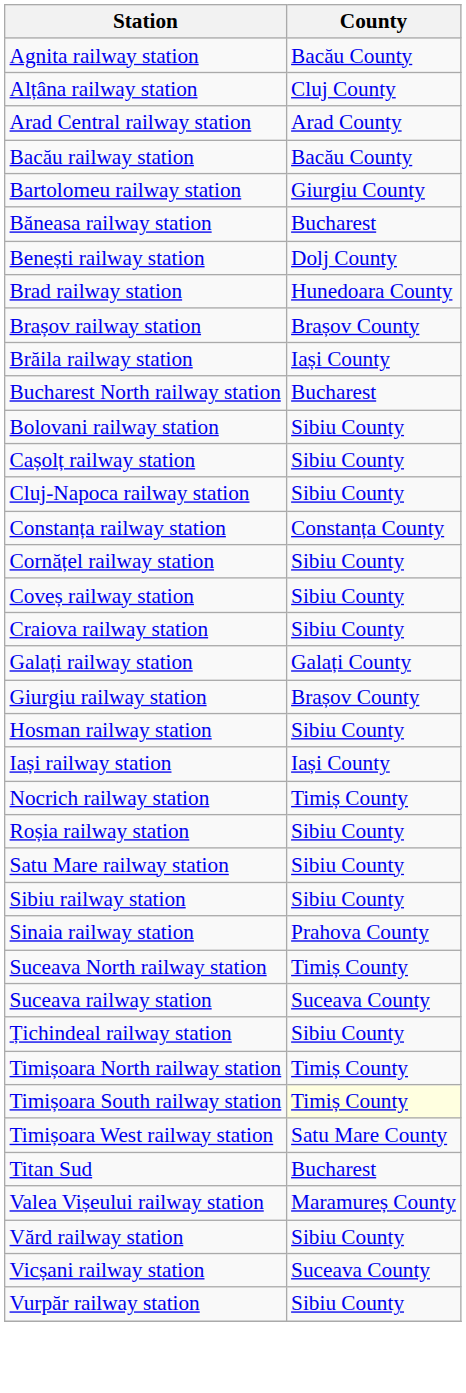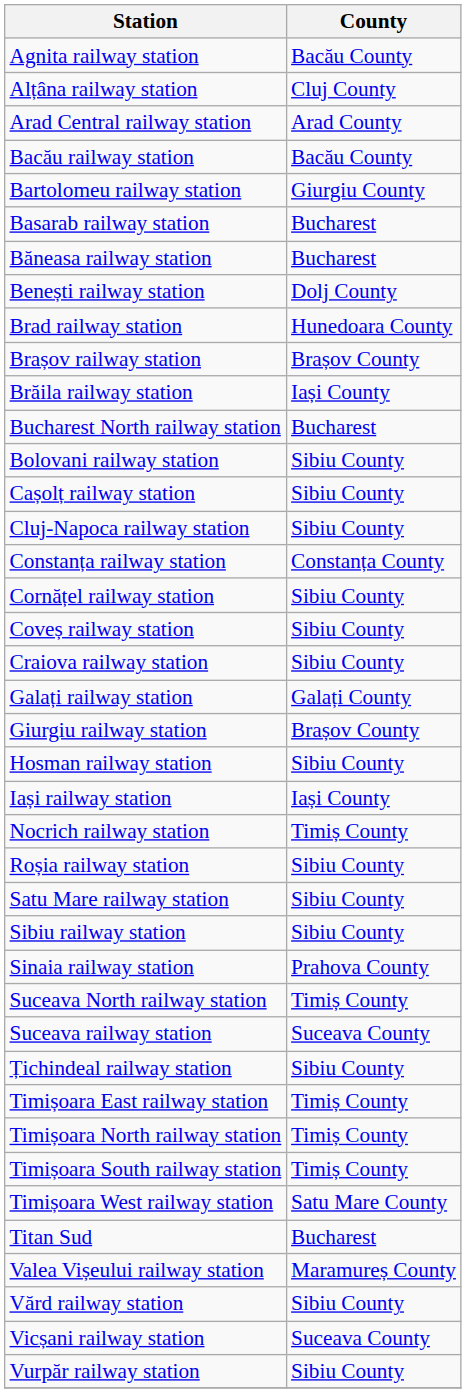+ row: (109, 223)
+ row: (139, 1101)
(350, 1101) lightyellow background -> (350, 1168) no background
